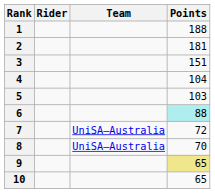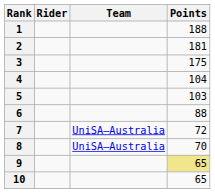(198, 63) 151 -> (198, 63) 175
(201, 113) paleturquoise background -> (201, 113) no background
